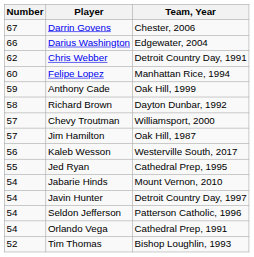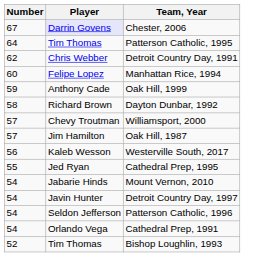(79, 27) no background -> (79, 27) lavender background
- row: (171, 43)
+ row: (179, 43)
